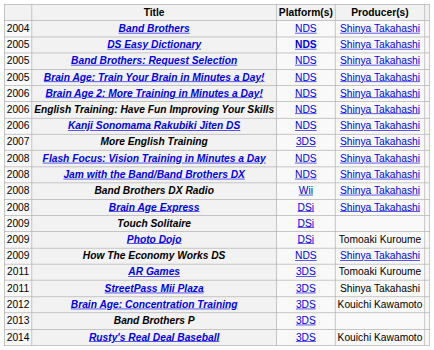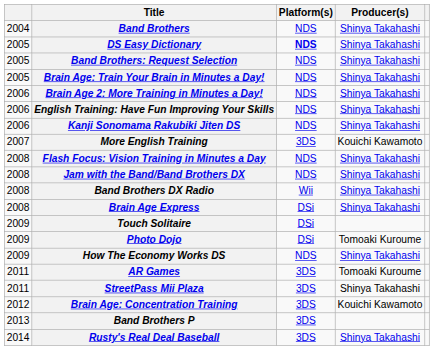(380, 142) Shinya Takahashi -> (380, 142) Kouichi Kawamoto
(380, 337) Kouichi Kawamoto -> (380, 337) Shinya Takahashi
